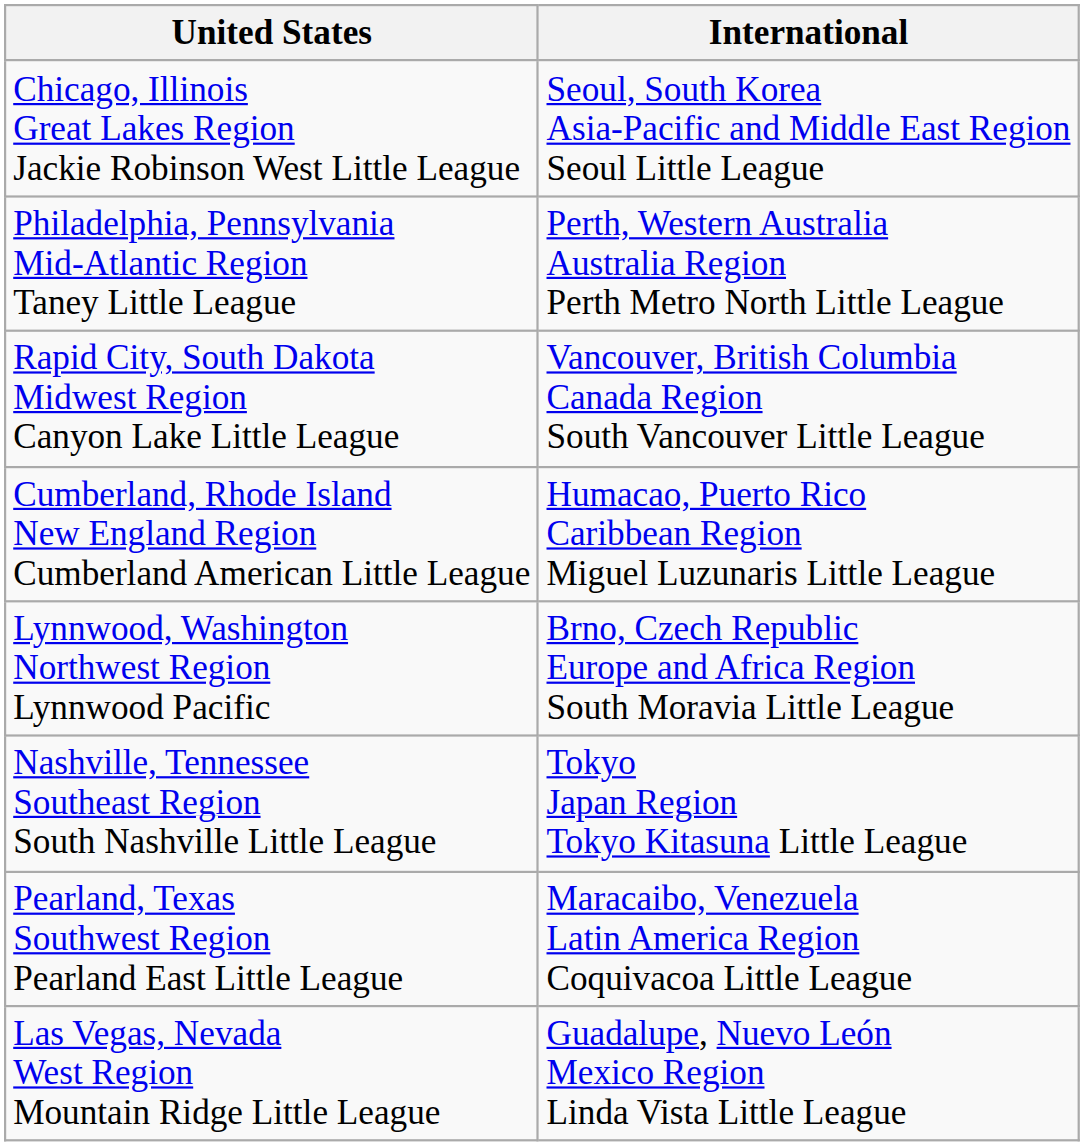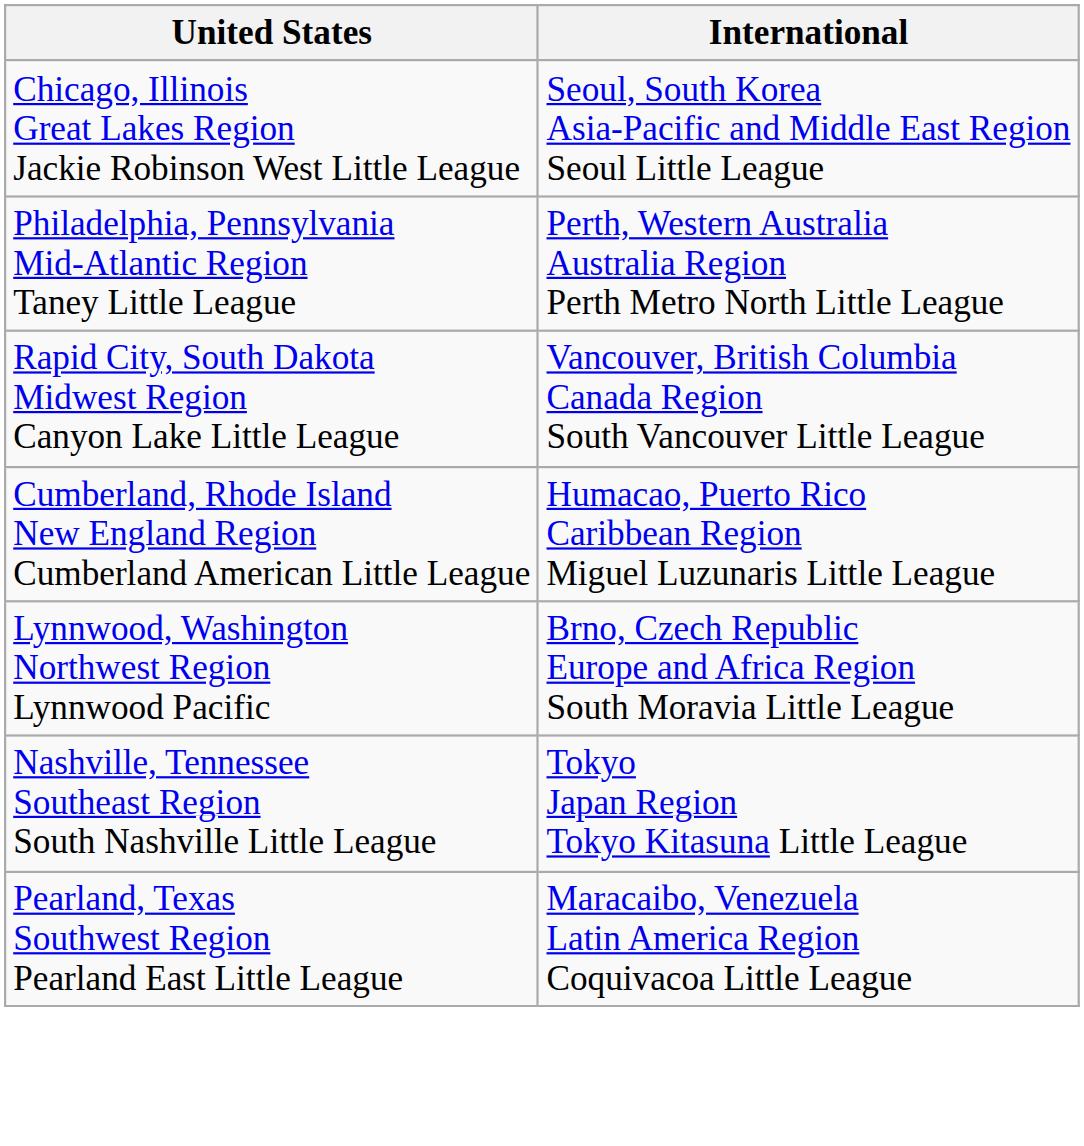- row: (227, 1073)
